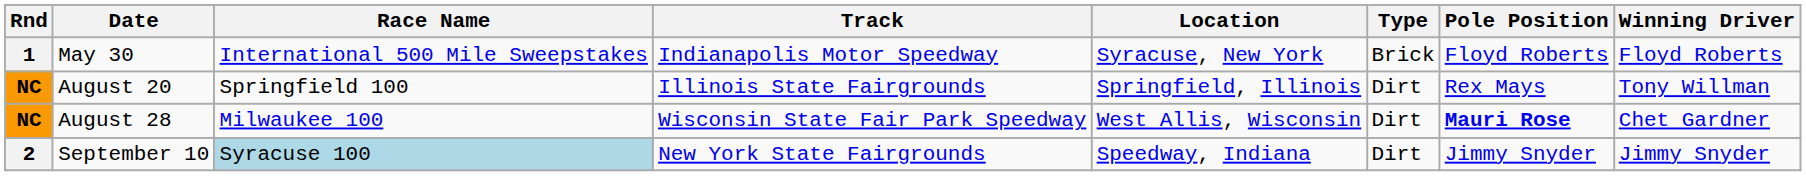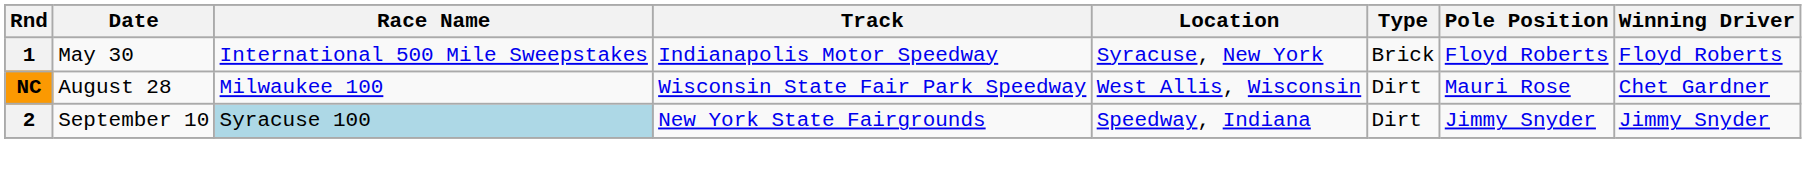- row: (115, 88)
(1508, 121) bold -> (1508, 88) normal
